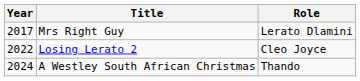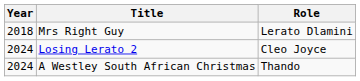(20, 31) 2017 -> (20, 31) 2018
(20, 49) 2022 -> (20, 49) 2024
